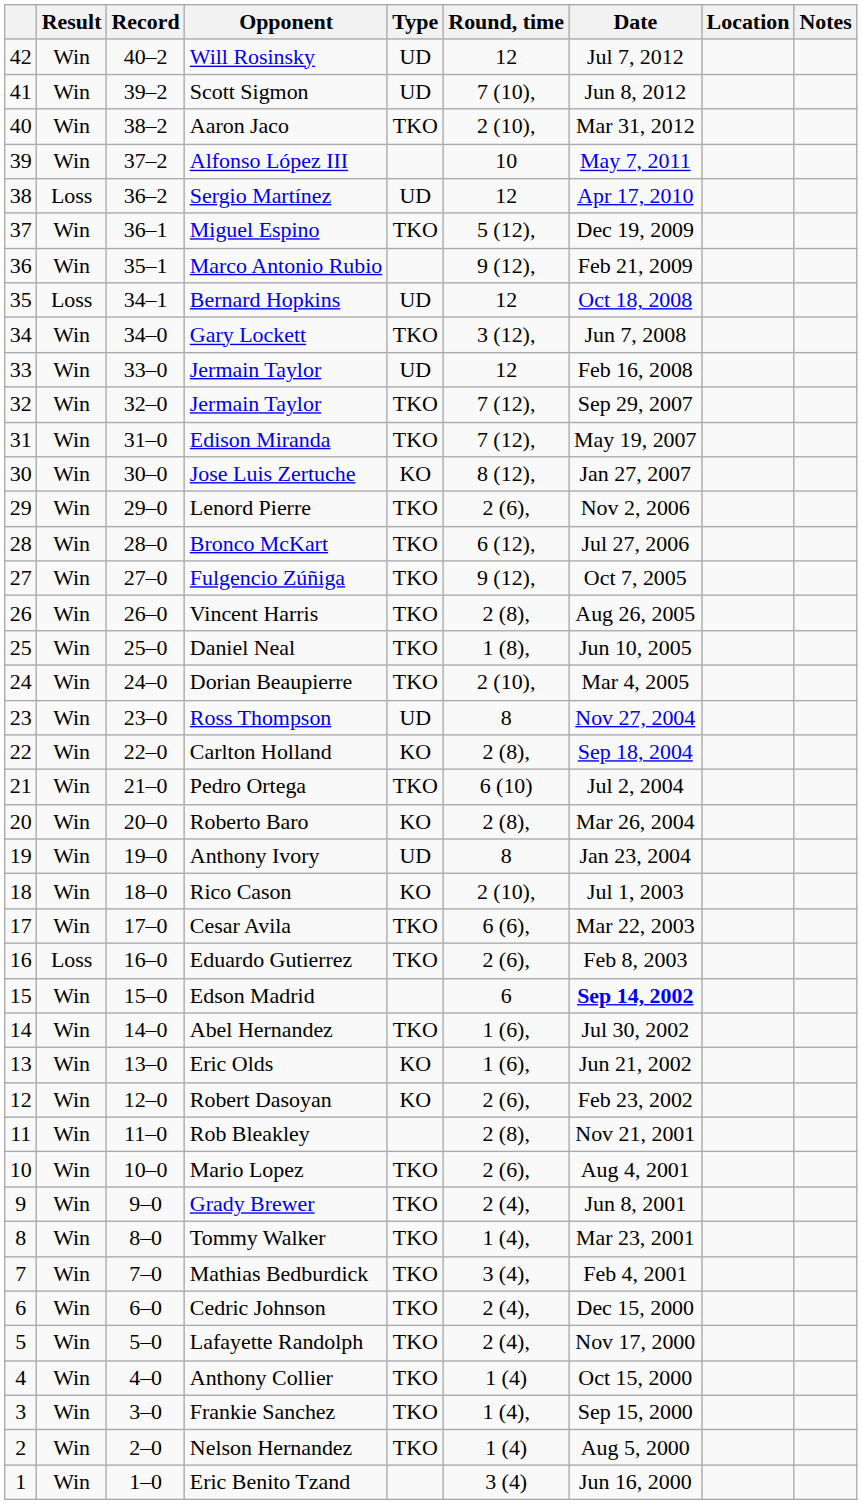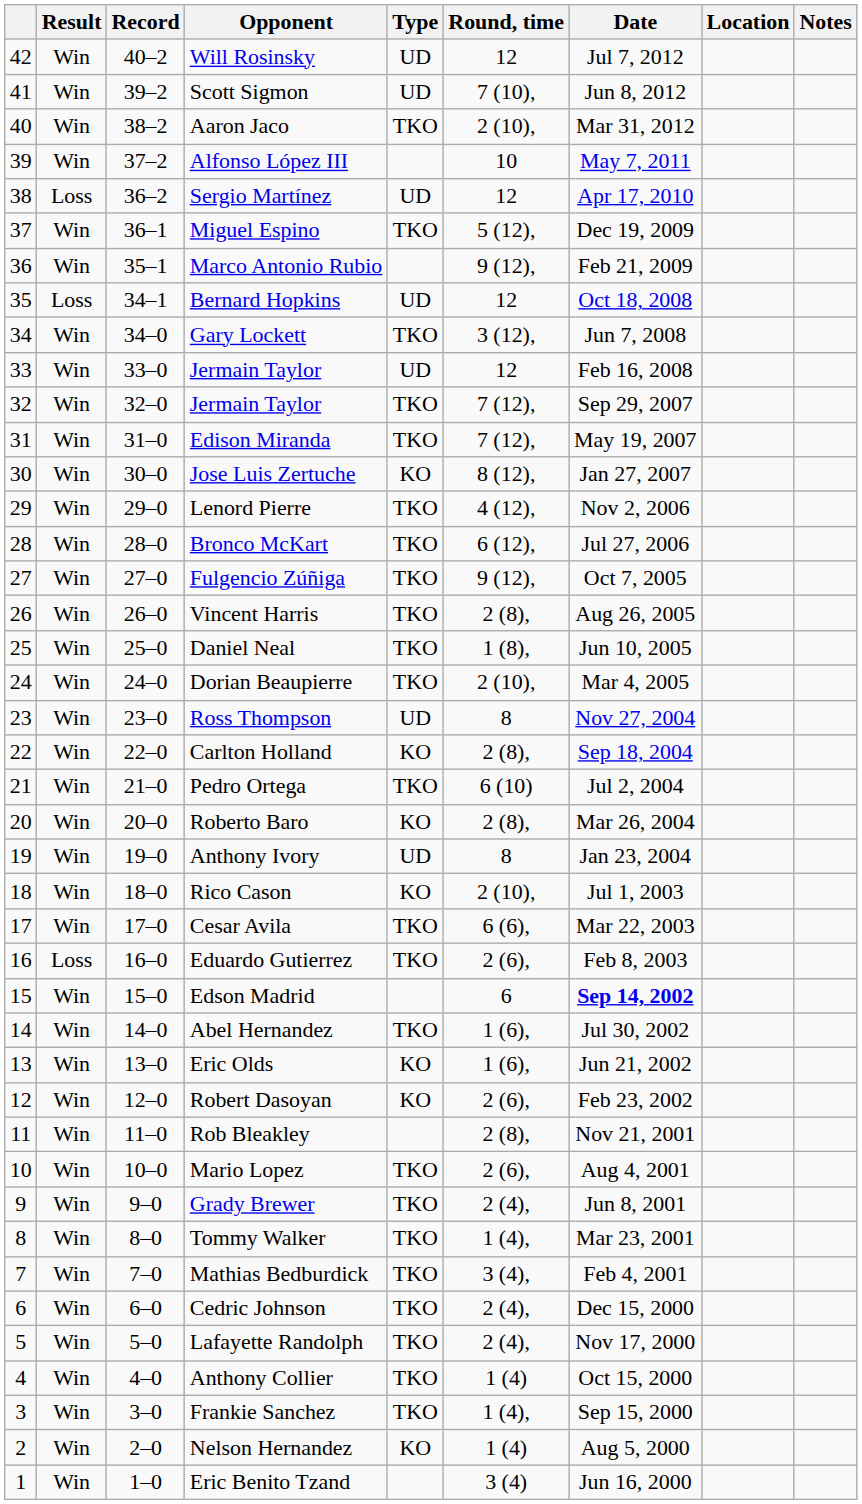(506, 508) 2 (6), -> (506, 508) 4 (12),
(415, 1447) TKO -> (415, 1447) KO
